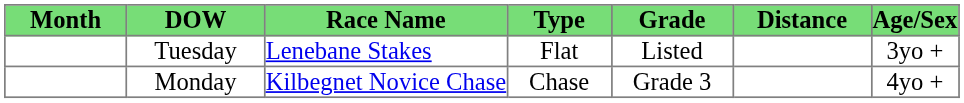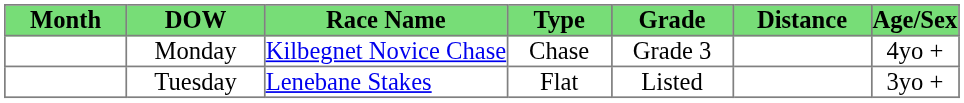rows swapped: (196, 50) <-> (196, 81)
